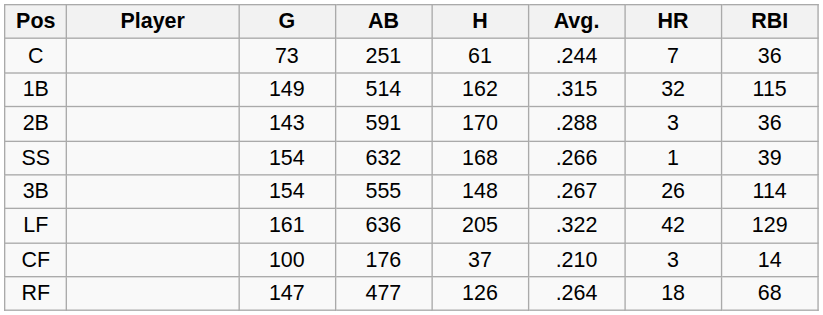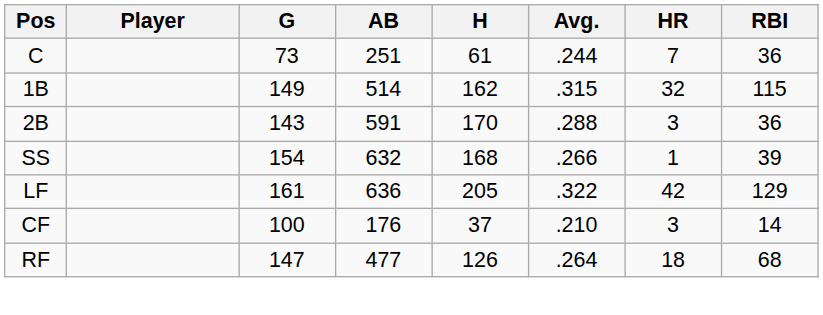- row: (36, 191)
